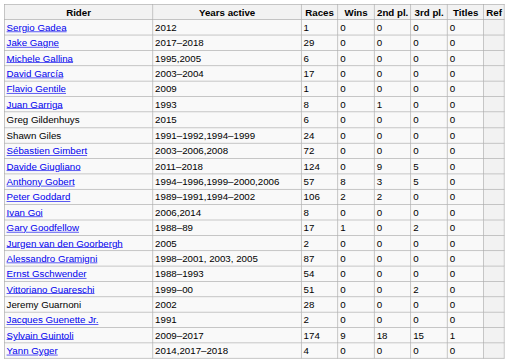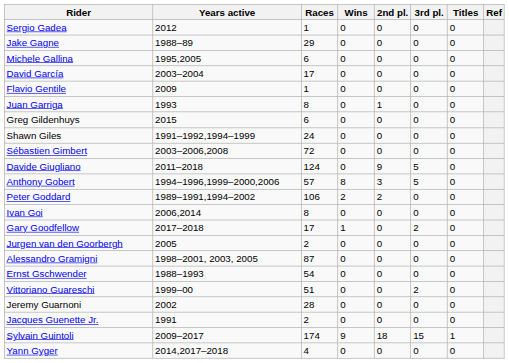(179, 43) 2017–2018 -> (174, 43) 1988–89
(174, 228) 1988–89 -> (179, 228) 2017–2018
